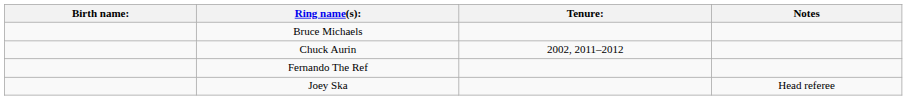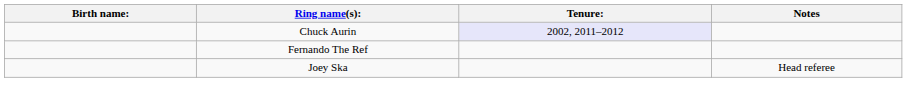- row: (328, 31)
(585, 49) no background -> (585, 31) lavender background
